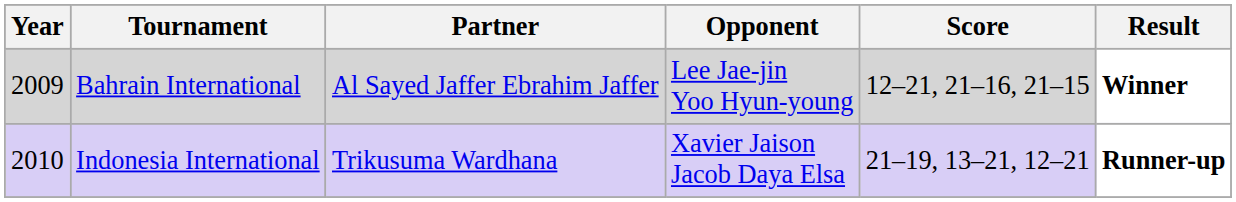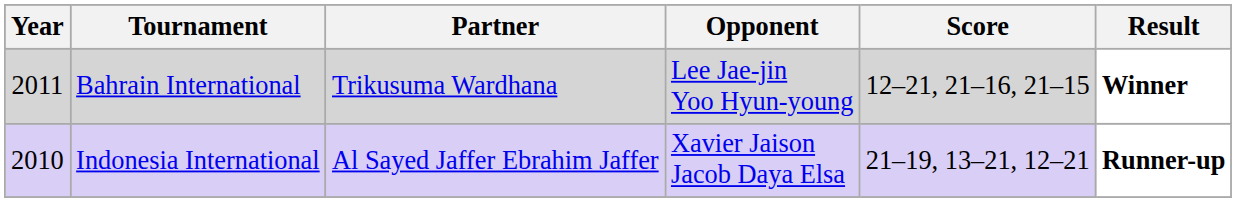(37, 85) 2009 -> (37, 85) 2011
(495, 85) Al Sayed Jaffer Ebrahim Jaffer -> (445, 85) Trikusuma Wardhana
(445, 160) Trikusuma Wardhana -> (495, 160) Al Sayed Jaffer Ebrahim Jaffer
